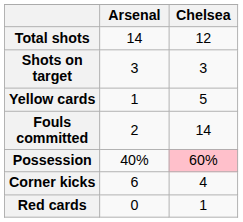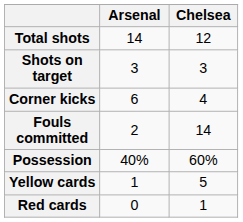rows swapped: (52, 183) <-> (52, 99)
(203, 160) pink background -> (203, 160) no background
